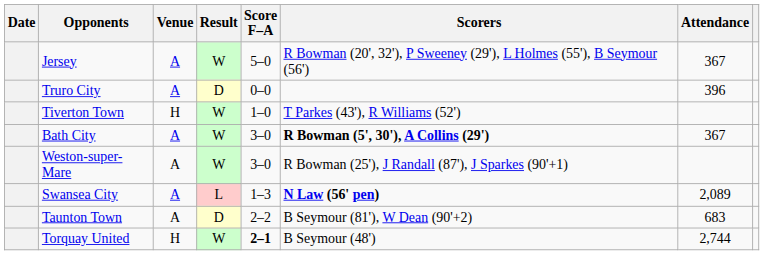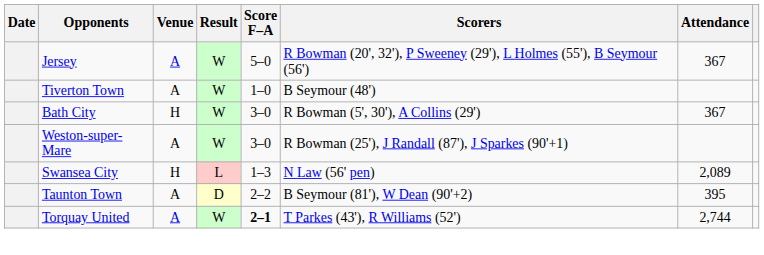- row: (71, 91)
(175, 113) H -> (175, 91) A
(372, 113) T Parkes (43'), R Williams (52') -> (330, 91) B Seymour (48')
(175, 135) A -> (175, 113) H
(386, 135) bold -> (382, 113) normal
(175, 194) A -> (175, 172) H
(331, 194) bold -> (329, 172) normal
(715, 217) 683 -> (715, 194) 395
(175, 239) H -> (175, 217) A
(330, 239) B Seymour (48') -> (372, 217) T Parkes (43'), R Williams (52')
